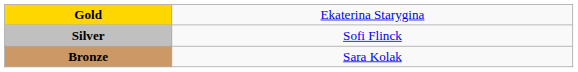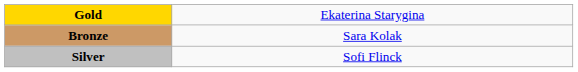rows swapped: (88, 35) <-> (88, 56)
